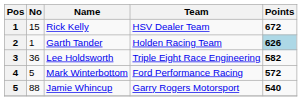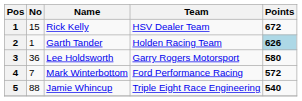(196, 57) Triple Eight Race Engineering -> (186, 57) Garry Rogers Motorsport
(273, 57) 582 -> (273, 57) 580
(32, 72) 5 -> (32, 72) 7
(186, 88) Garry Rogers Motorsport -> (196, 88) Triple Eight Race Engineering
